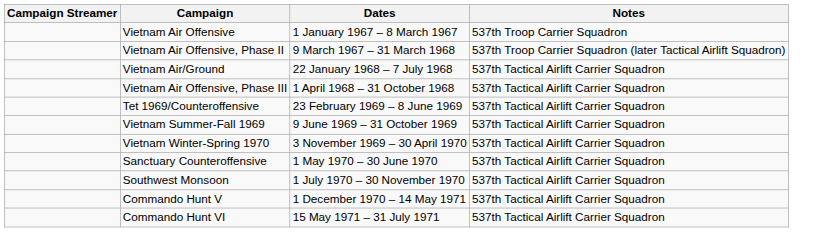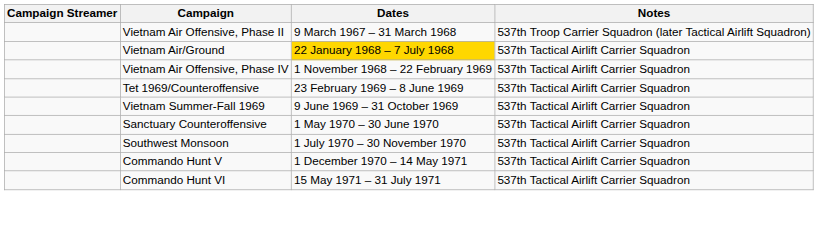- row: (179, 32)
(373, 69) no background -> (374, 50) gold background
- row: (205, 87)
+ row: (206, 69)
- row: (196, 143)
